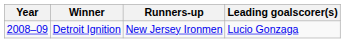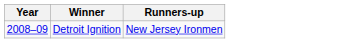- column: (283, 12)
